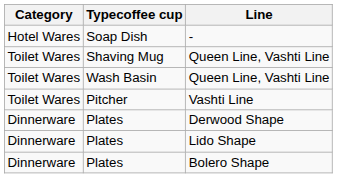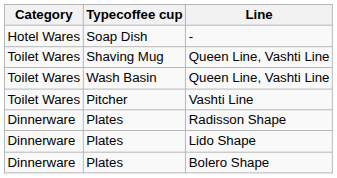- row: (105, 120)
+ row: (105, 120)
